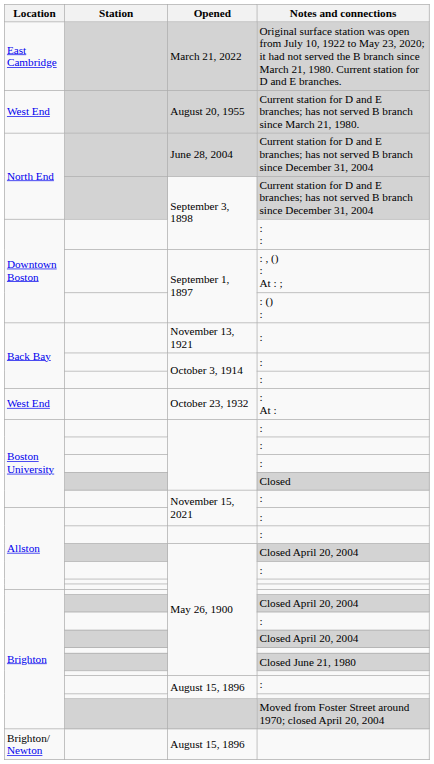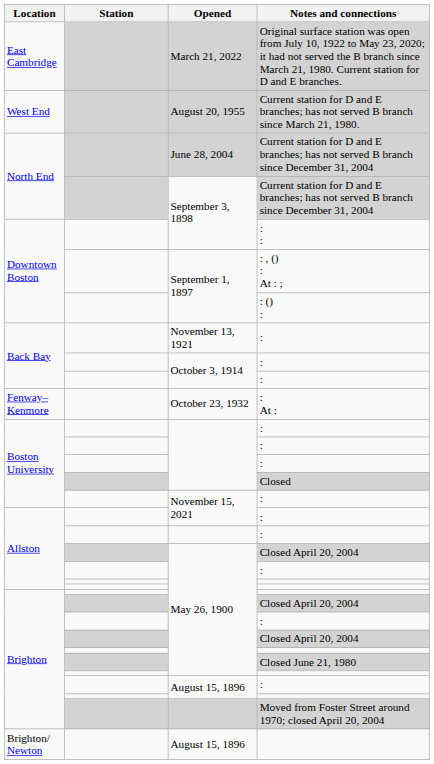(28, 404) West End -> (28, 404) Fenway–Kenmore
